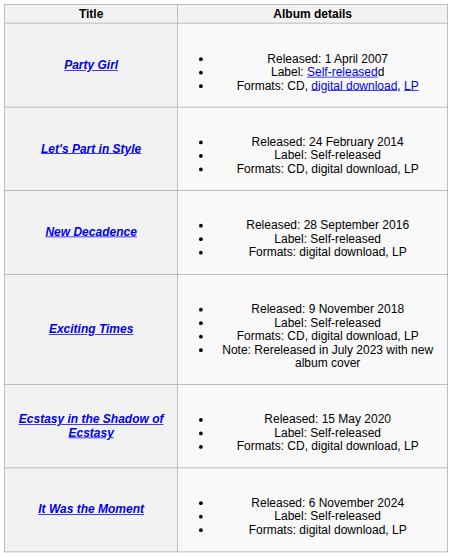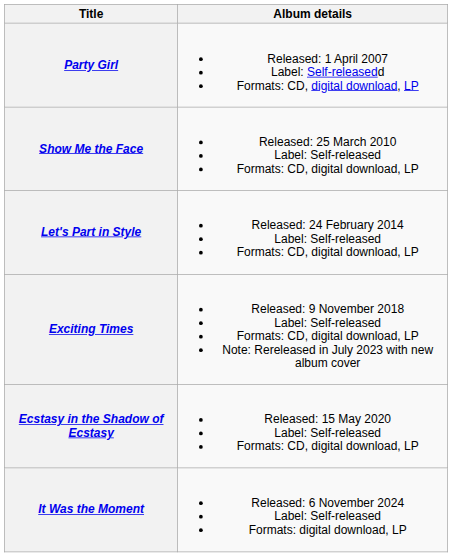+ row: (91, 148)
- row: (91, 232)
